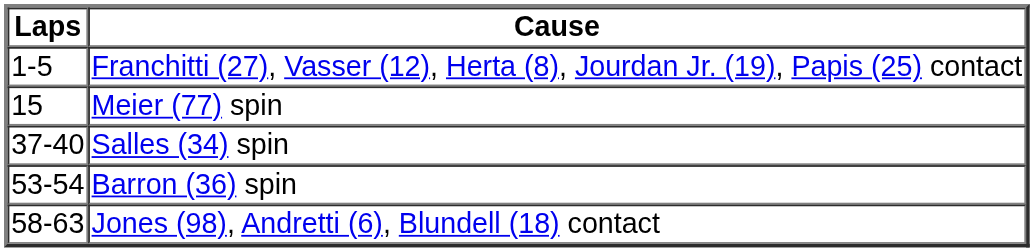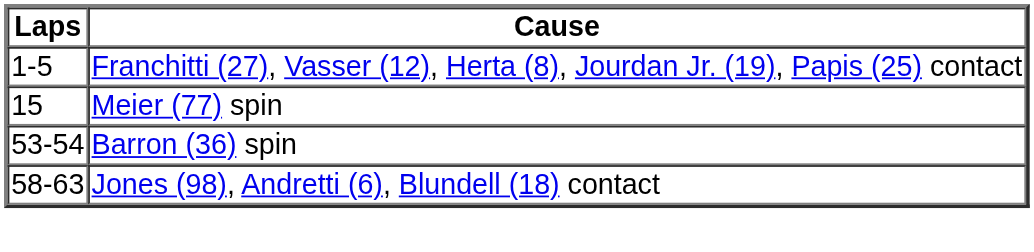- row: (190, 145)
